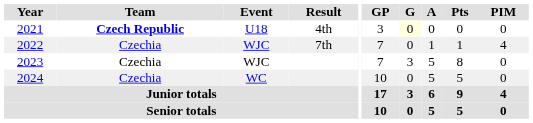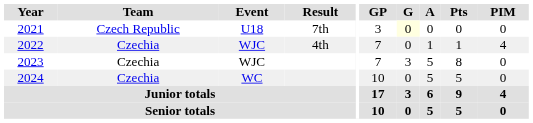(140, 28) bold -> (138, 28) normal
(324, 28) 4th -> (320, 28) 7th
(324, 45) 7th -> (320, 45) 4th
